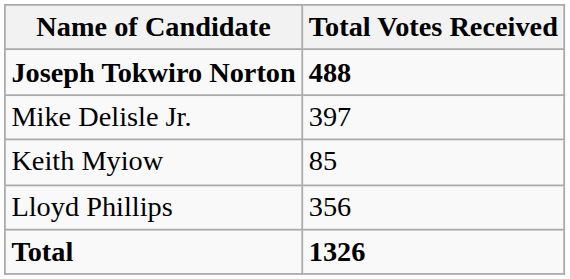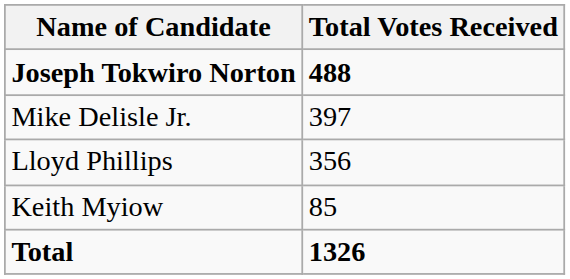rows swapped: (92, 206) <-> (87, 161)
